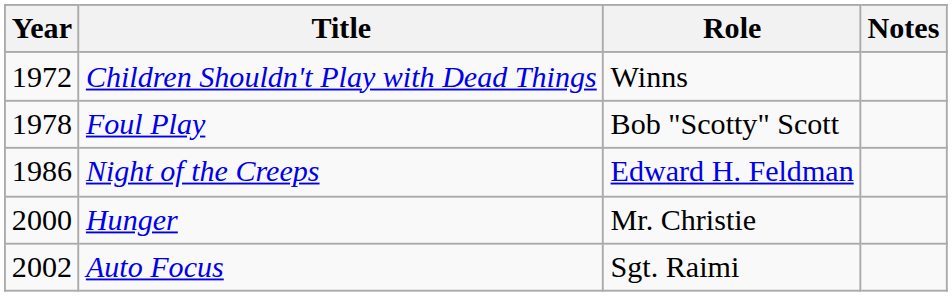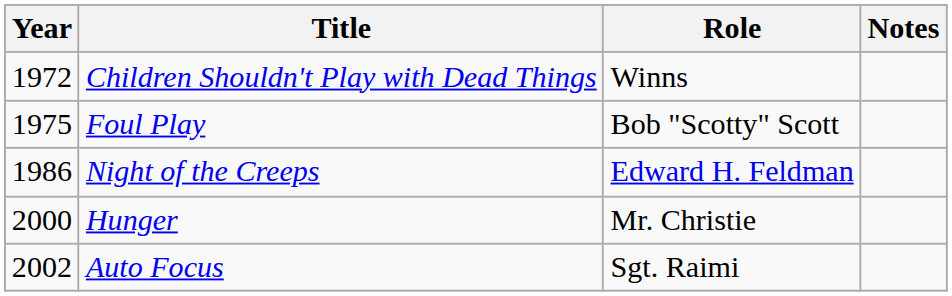(42, 123) 1978 -> (42, 123) 1975
